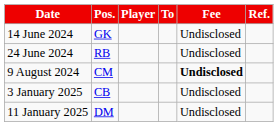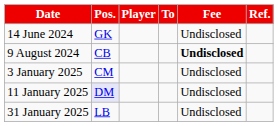- row: (40, 53)
(103, 72) CM -> (103, 53) CB
(102, 92) CB -> (104, 72) CM
(104, 111) no background -> (104, 92) lavender background
+ row: (48, 111)
